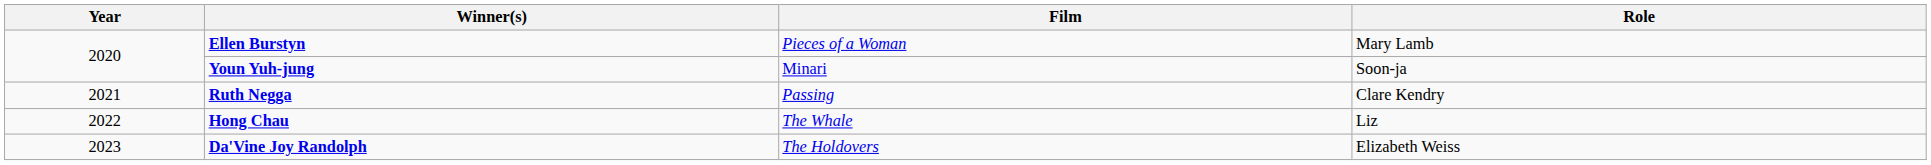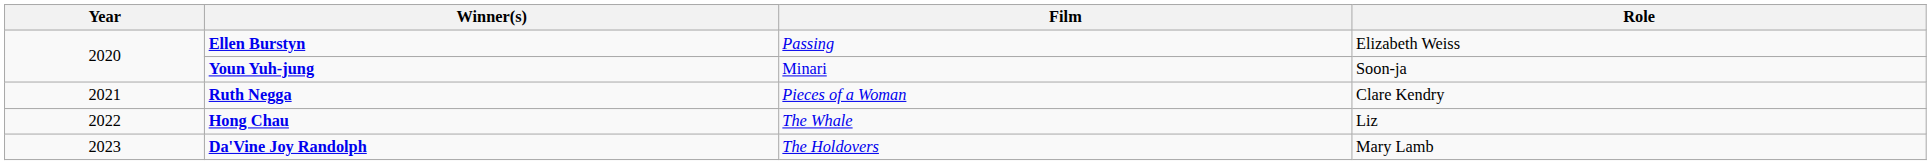(844, 43) Pieces of a Woman -> (808, 43) Passing
(1395, 43) Mary Lamb -> (1408, 43) Elizabeth Weiss
(808, 95) Passing -> (844, 95) Pieces of a Woman
(1408, 146) Elizabeth Weiss -> (1395, 146) Mary Lamb
